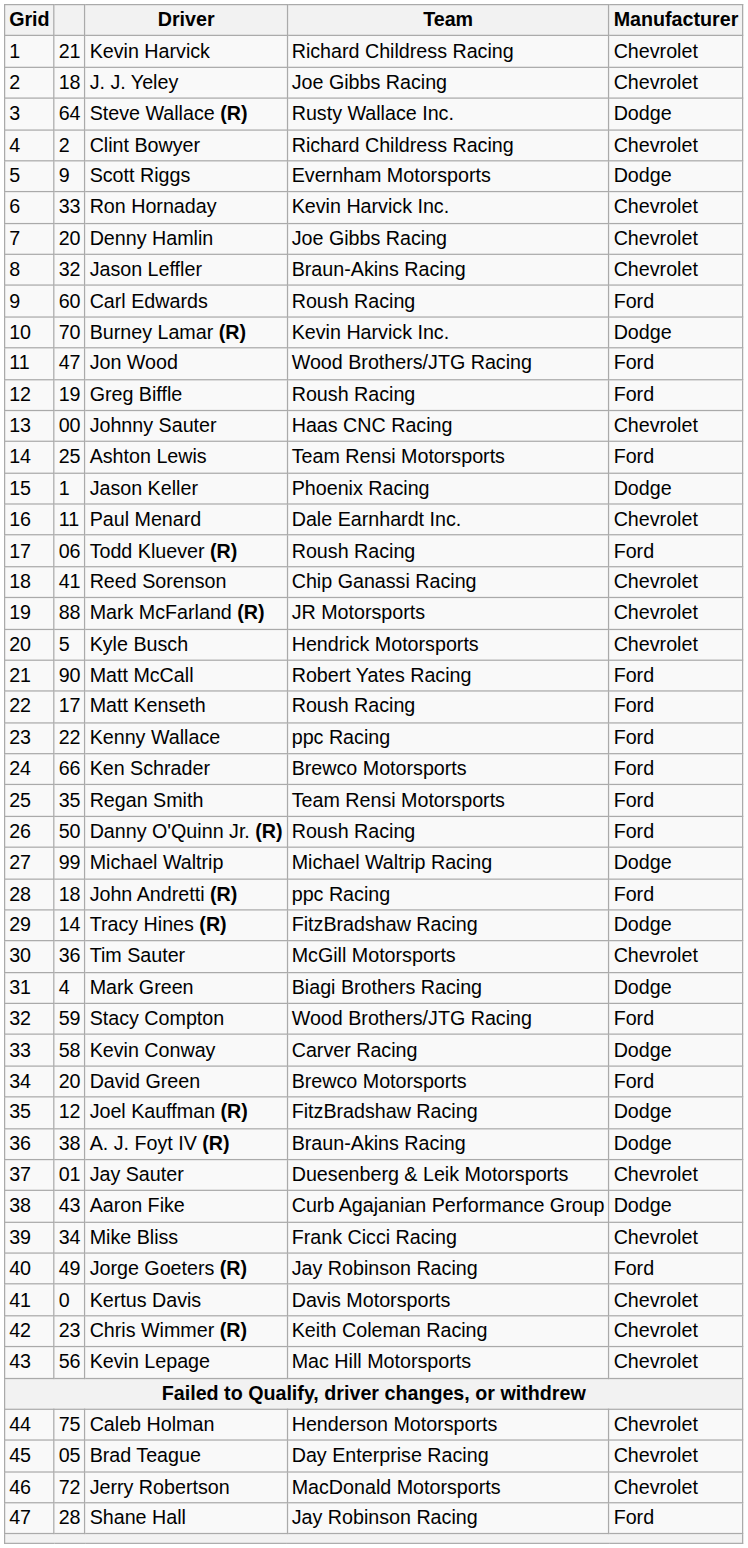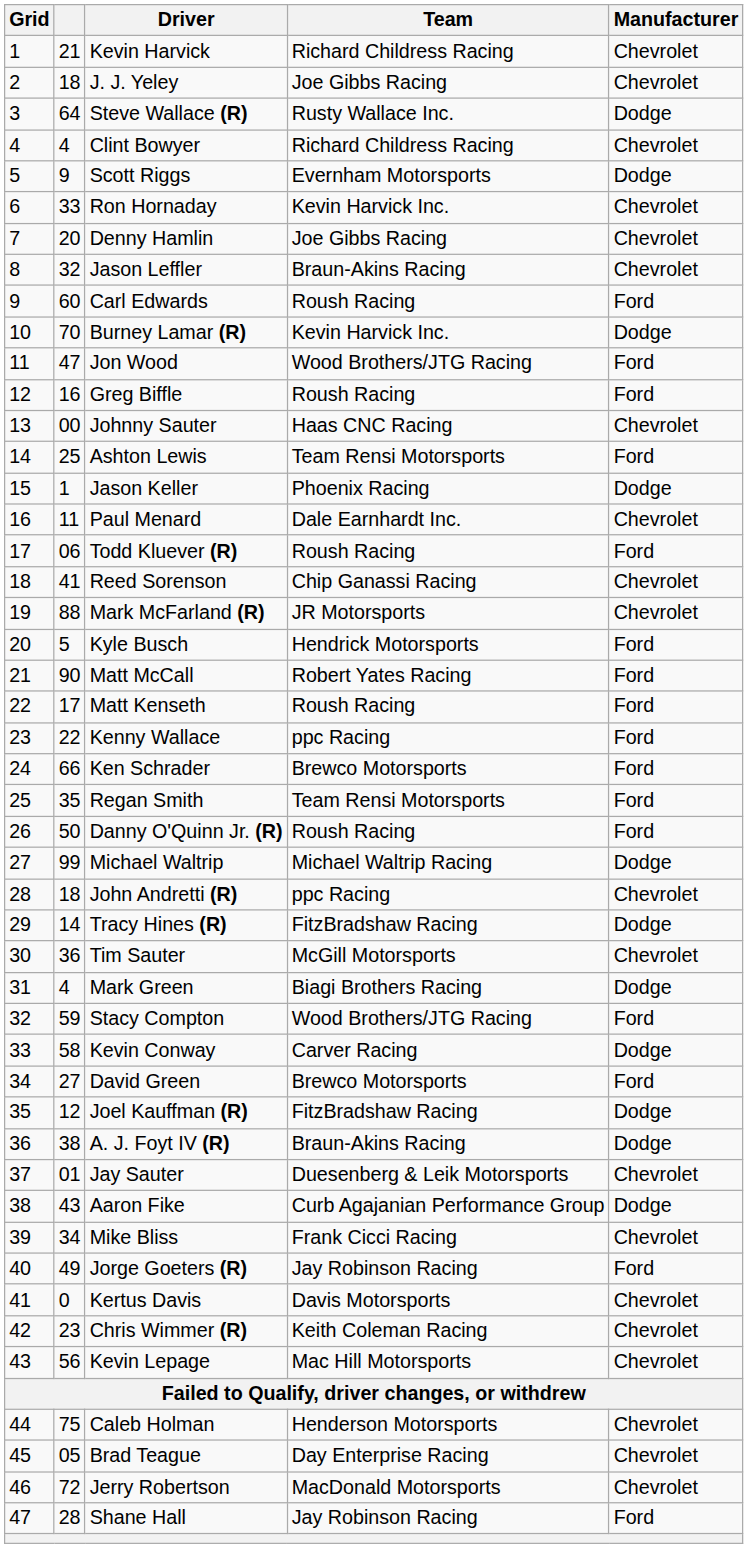(64, 144) 2 -> (64, 144) 4
(70, 394) 19 -> (70, 394) 16
(656, 644) Chevrolet -> (634, 644) Ford
(634, 894) Ford -> (656, 894) Chevrolet
(70, 1081) 20 -> (70, 1081) 27
